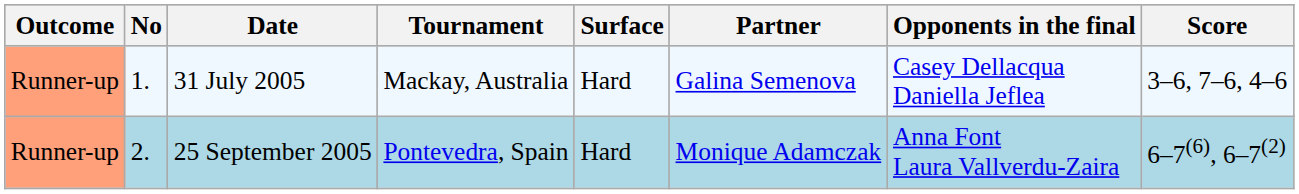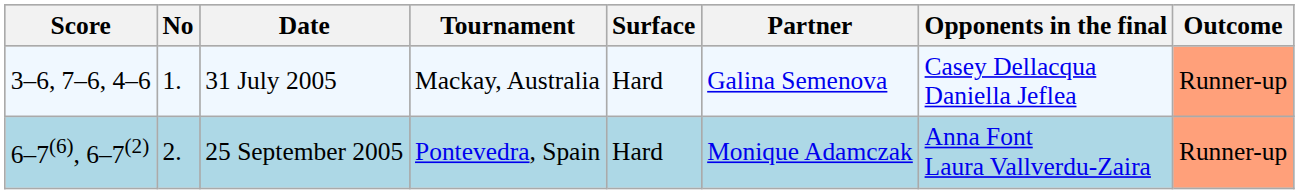columns swapped: (65, 24) <-> (1217, 24)
